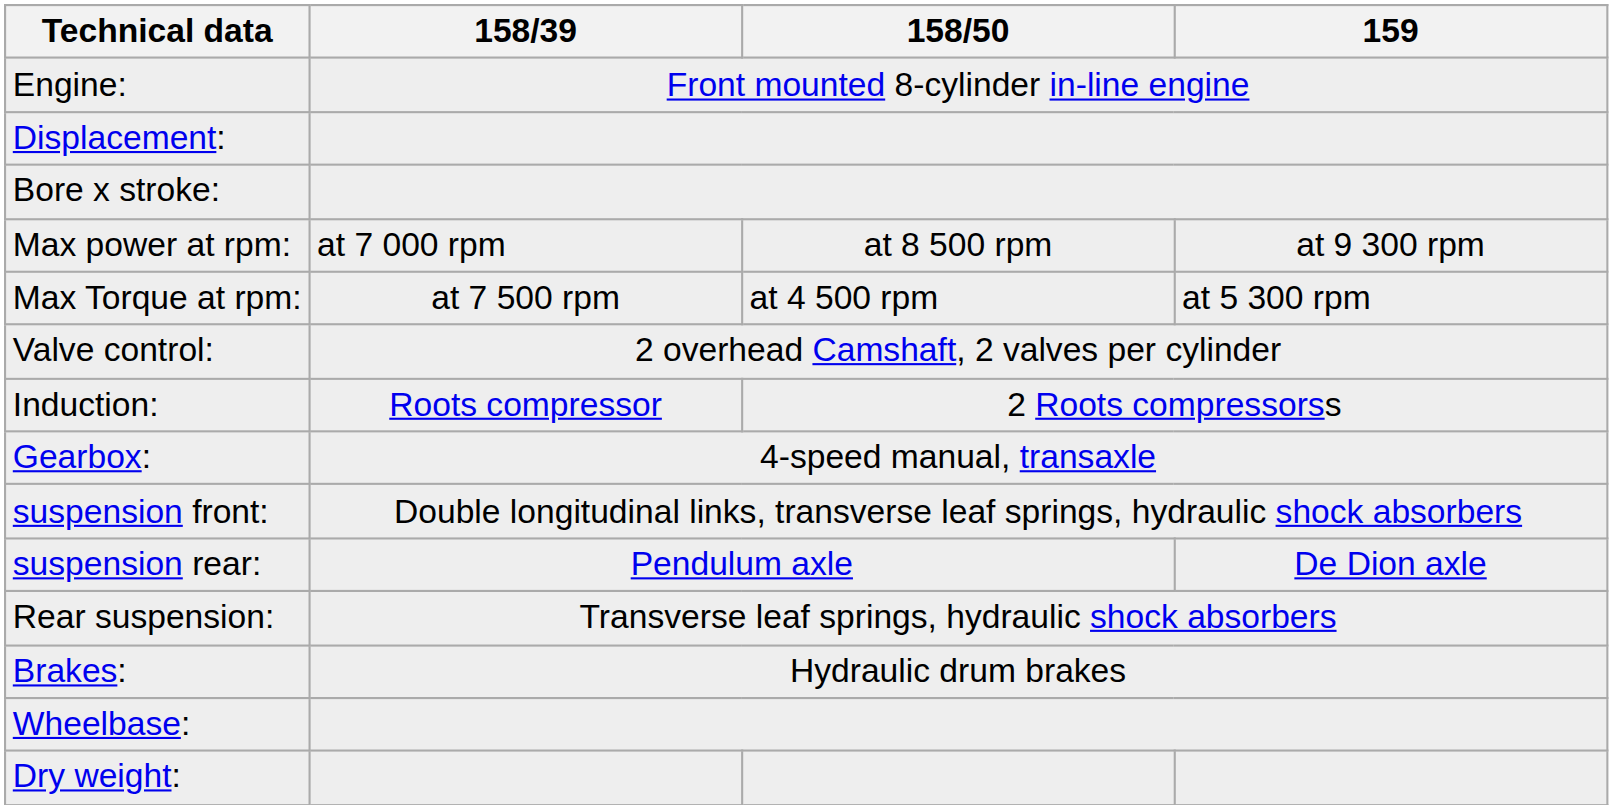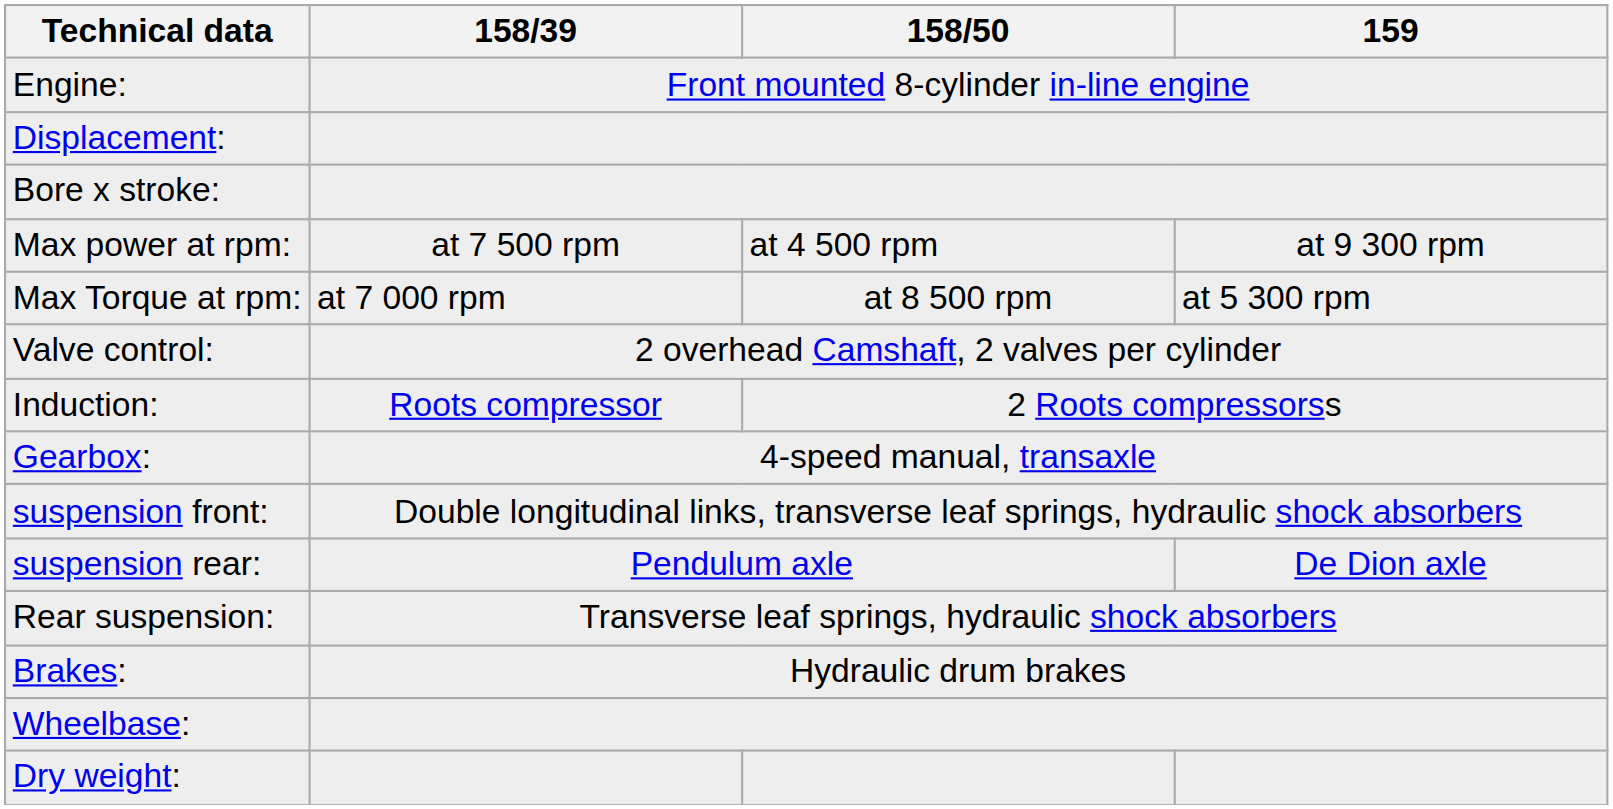(411, 244) at 7 000 rpm -> (526, 244) at 7 500 rpm
(958, 244) at 8 500 rpm -> (844, 244) at 4 500 rpm
(526, 297) at 7 500 rpm -> (411, 297) at 7 000 rpm
(844, 297) at 4 500 rpm -> (958, 297) at 8 500 rpm
